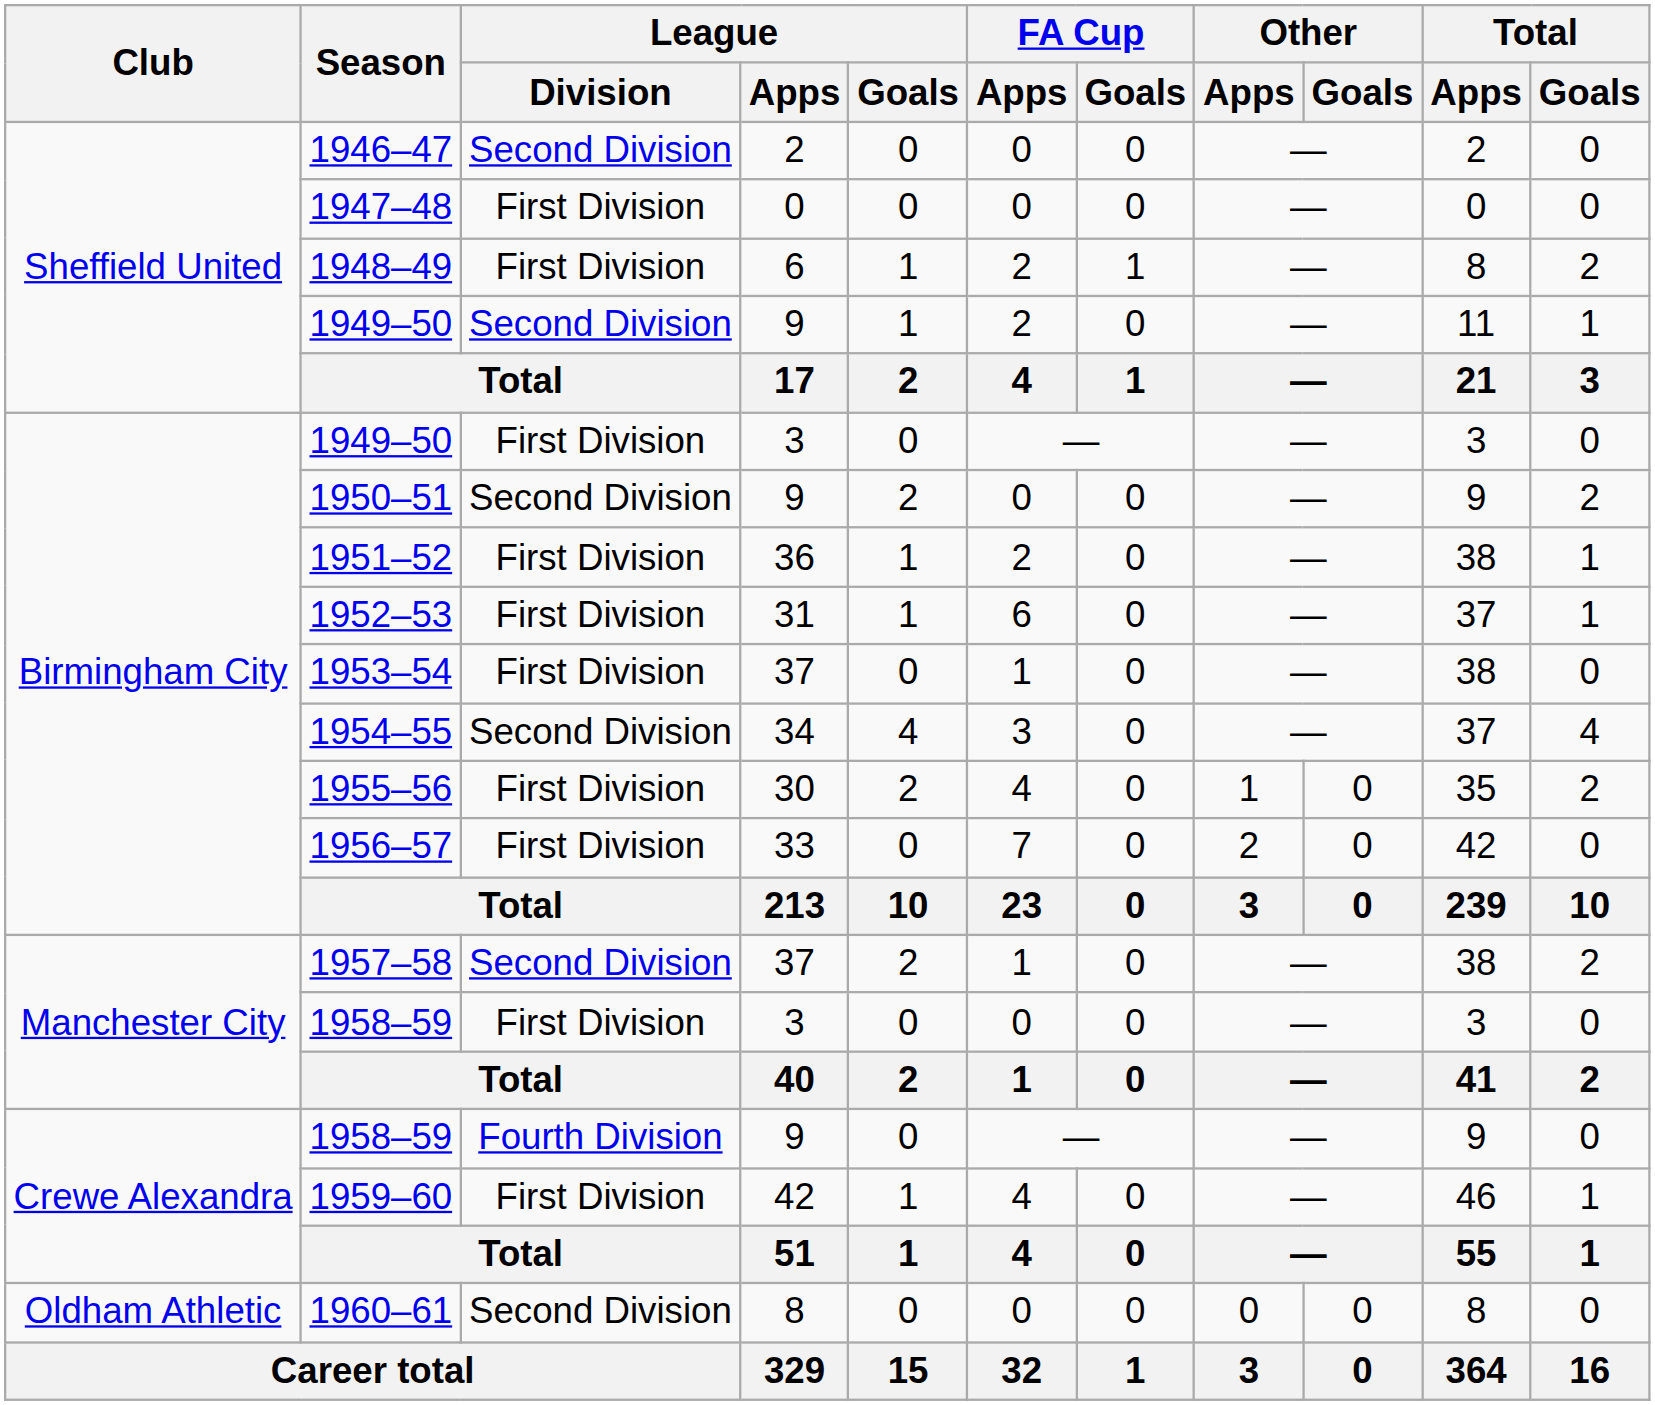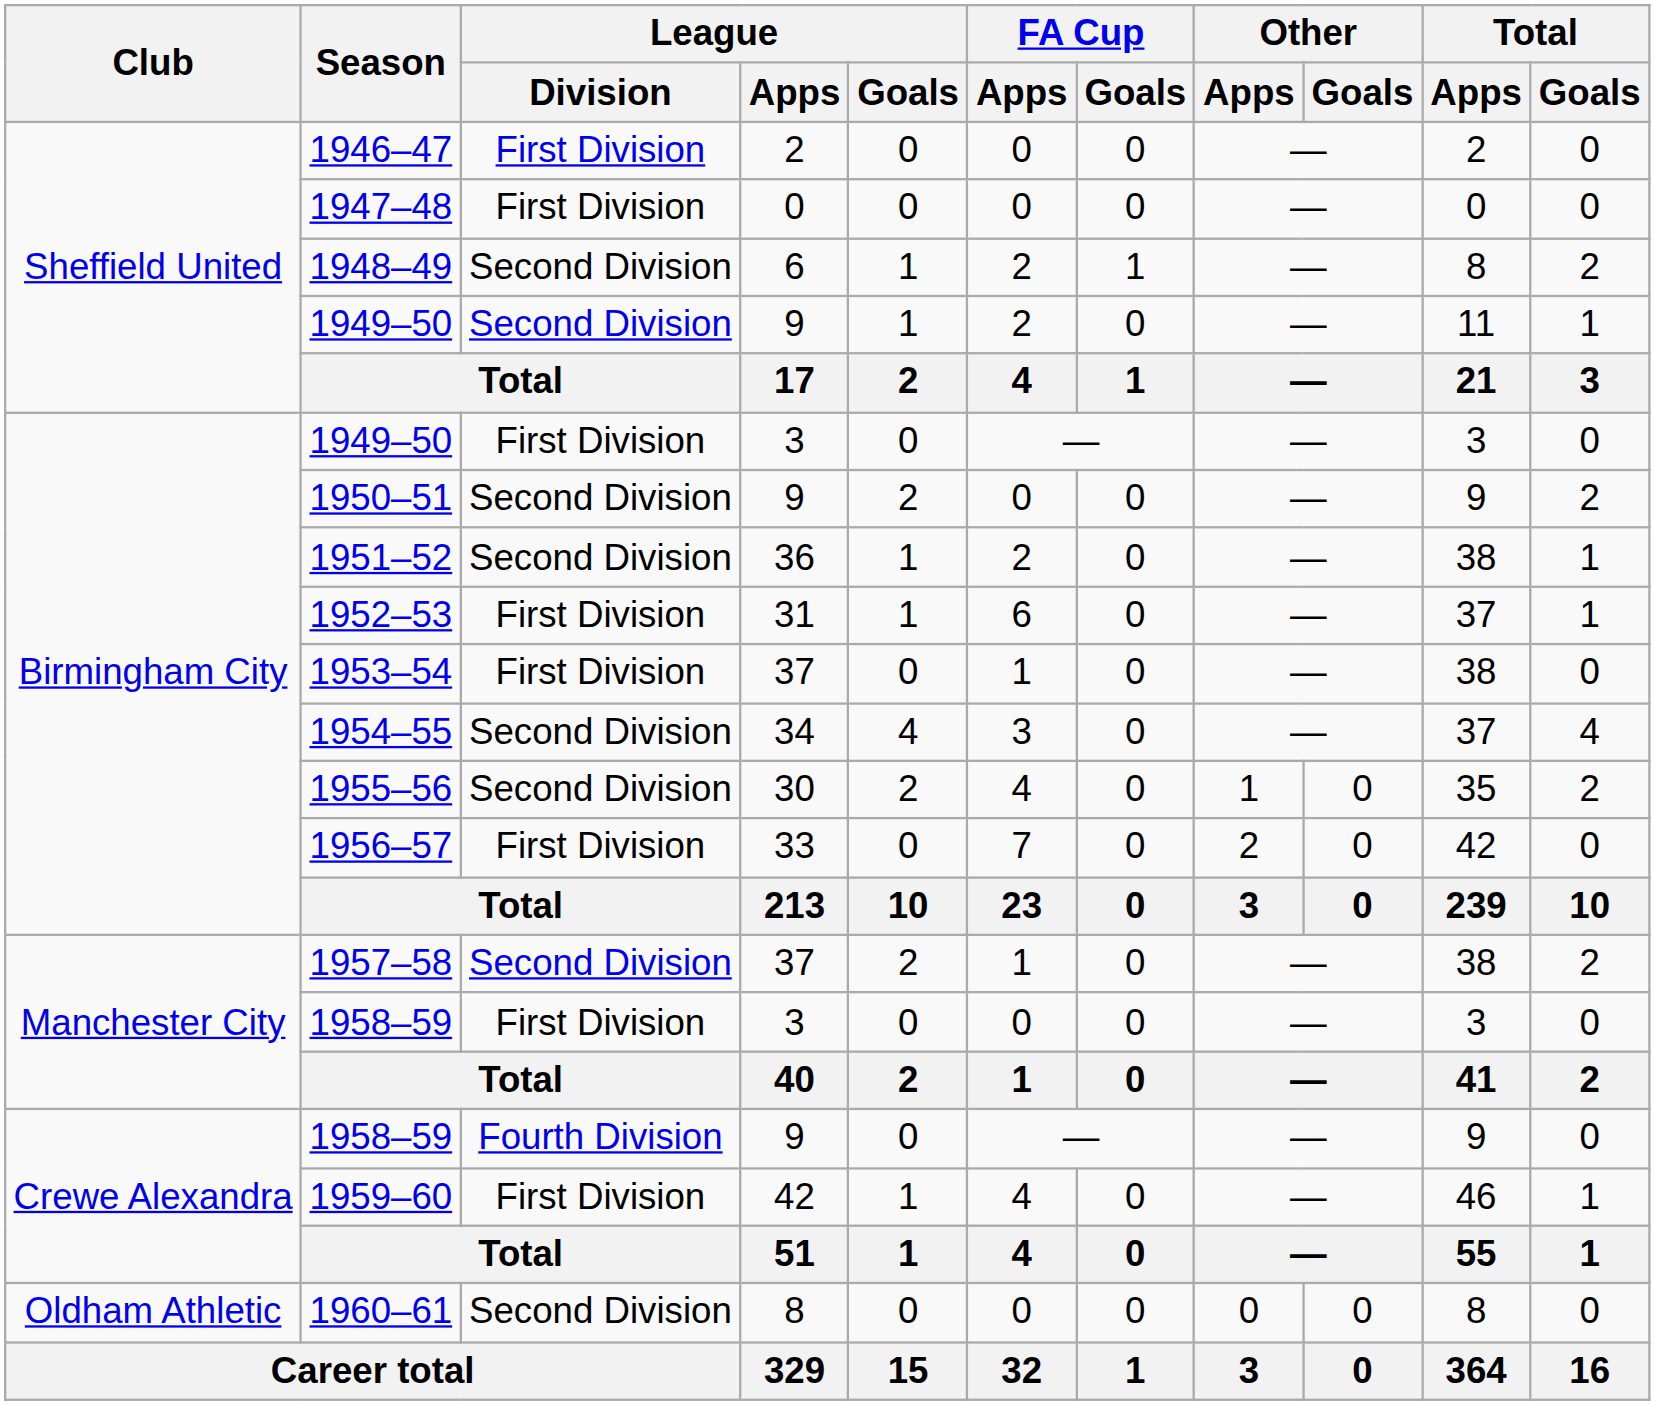(600, 149) Second Division -> (600, 149) First Division
(600, 265) First Division -> (600, 265) Second Division
(600, 556) First Division -> (600, 556) Second Division
(600, 788) First Division -> (600, 788) Second Division
